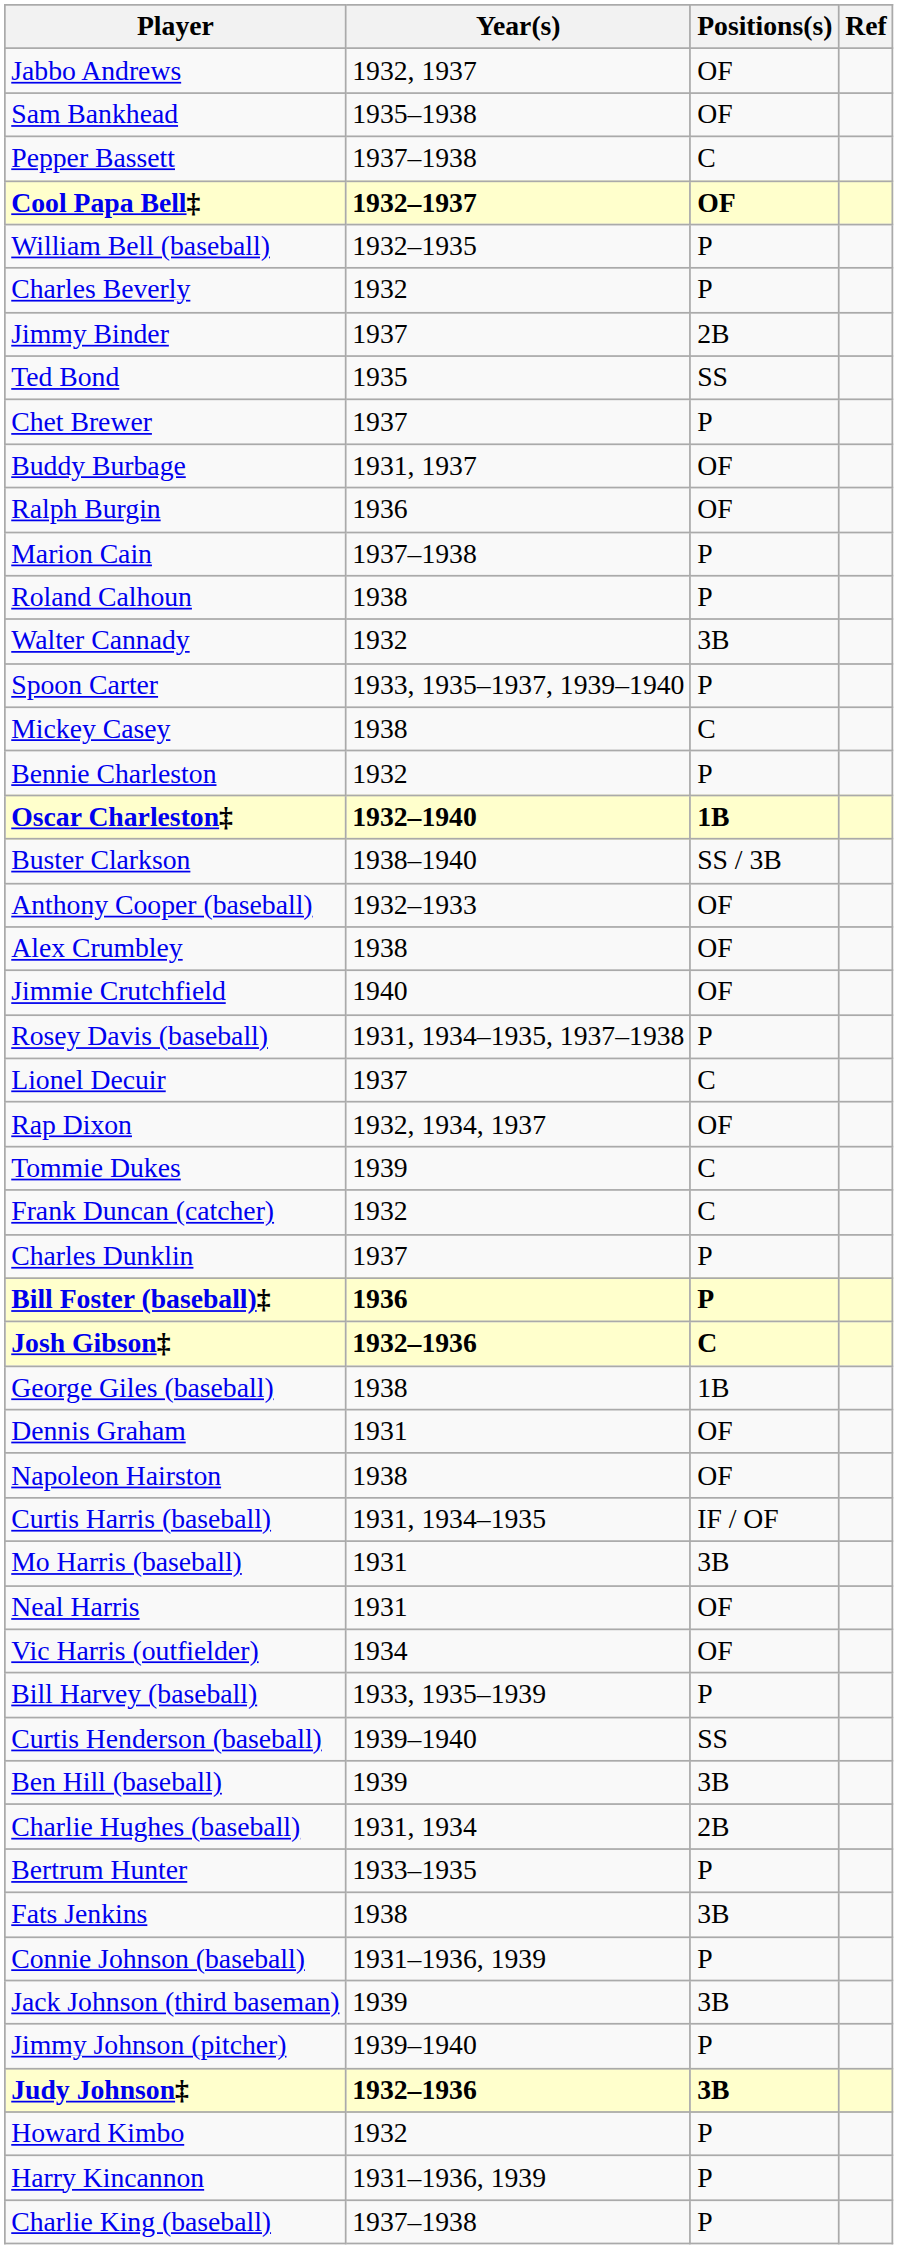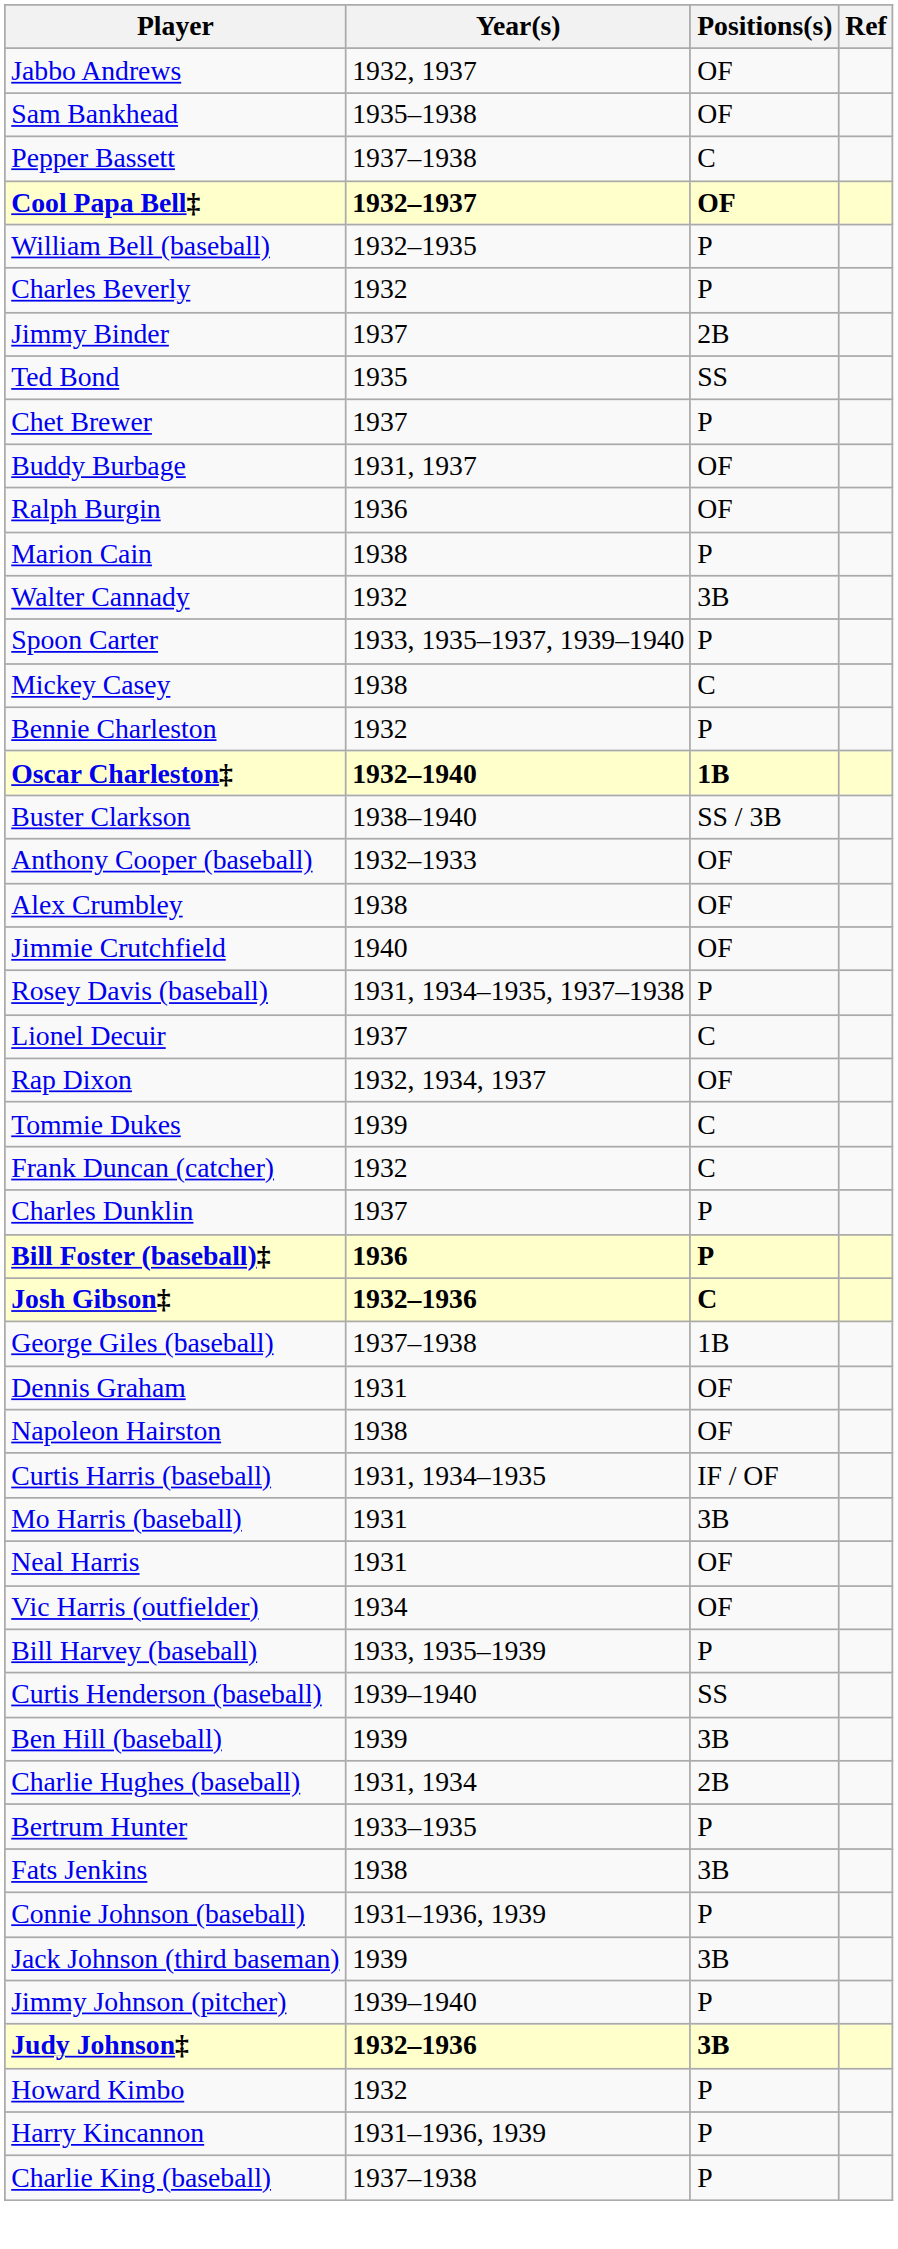(415, 553) 1937–1938 -> (380, 553) 1938
- row: (102, 597)
(380, 1387) 1938 -> (415, 1343) 1937–1938
